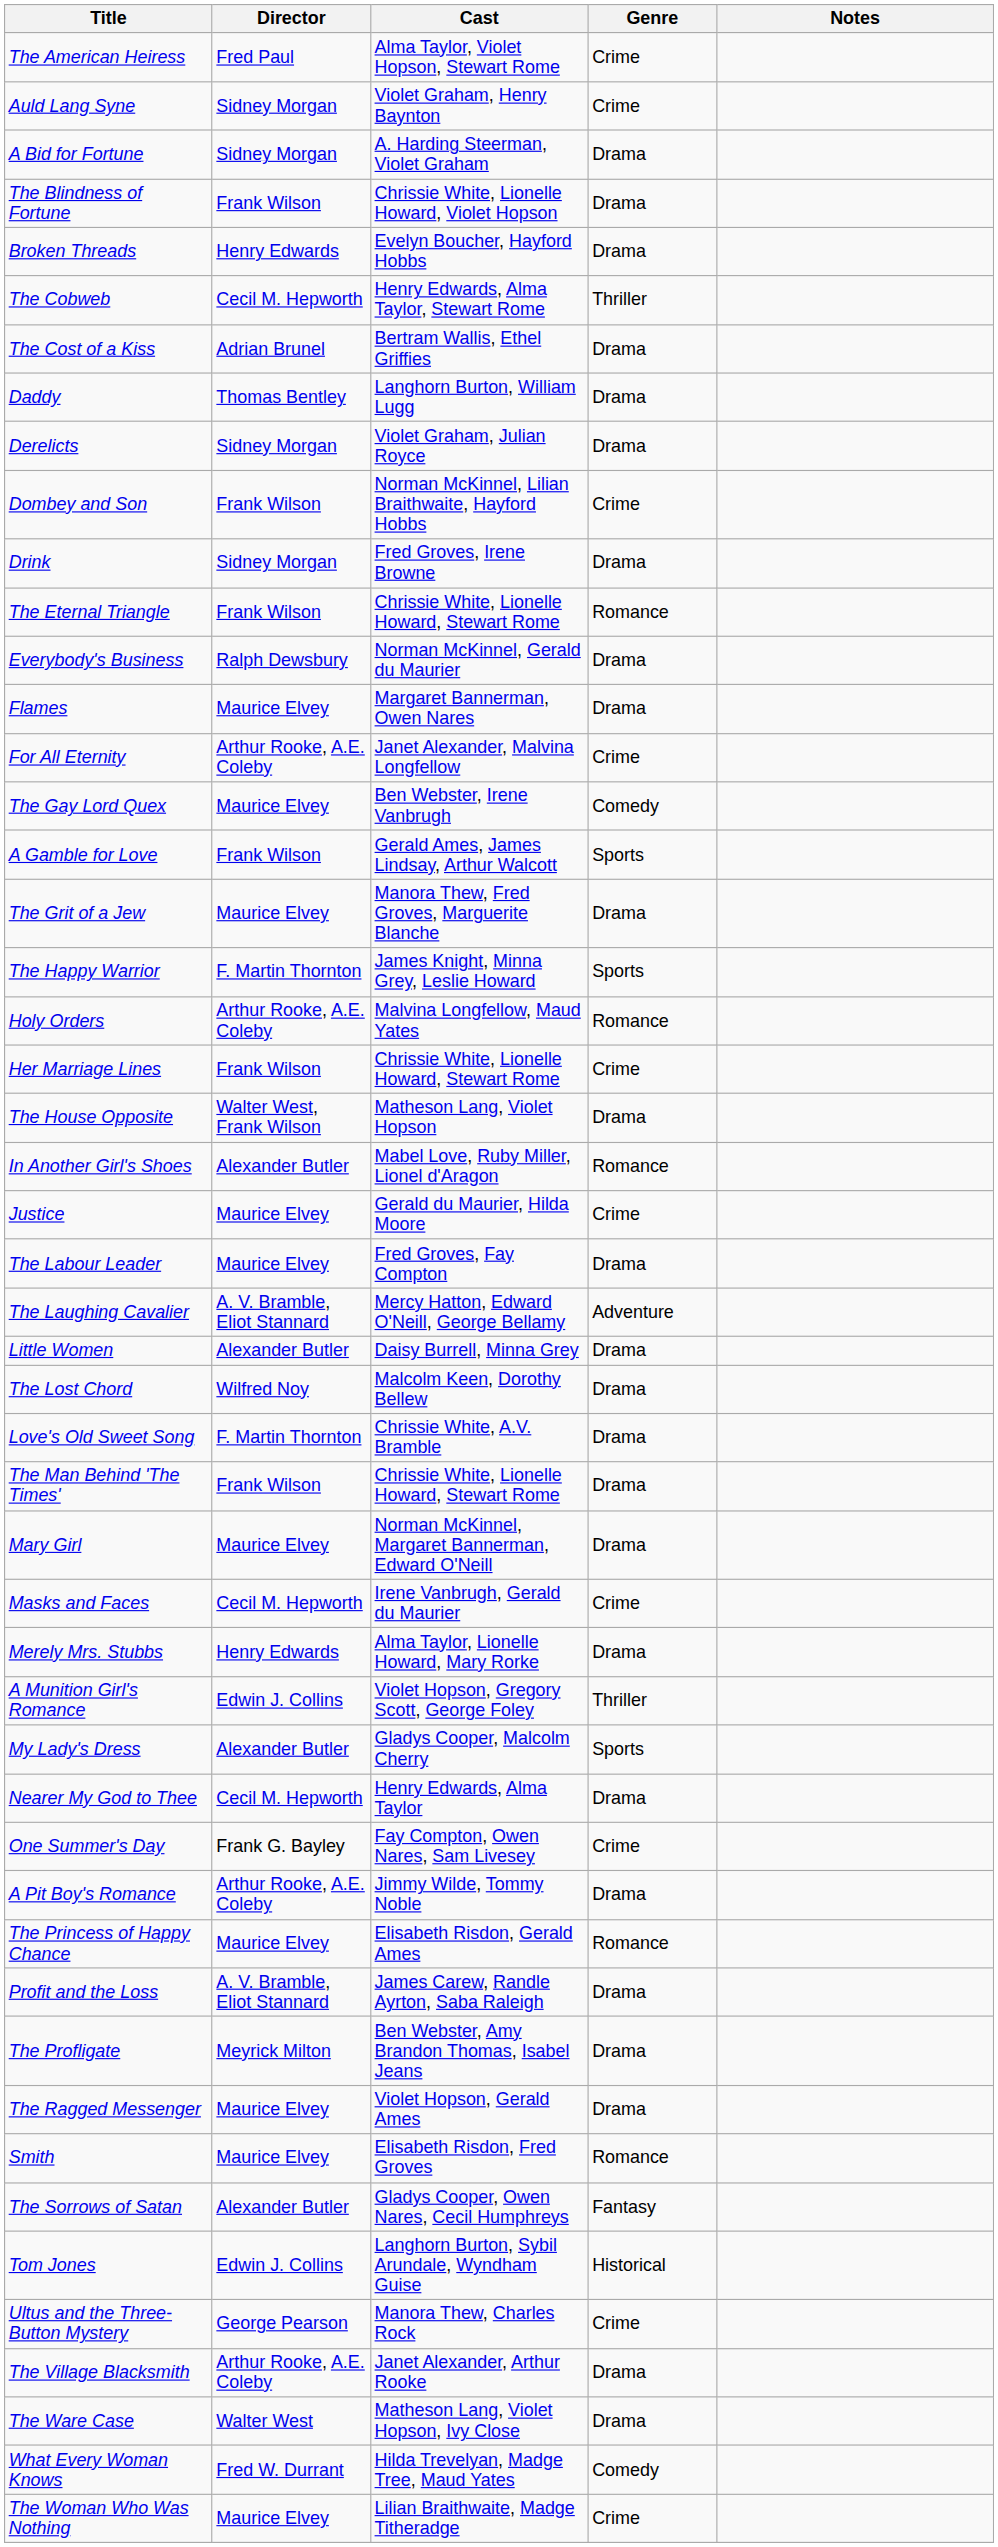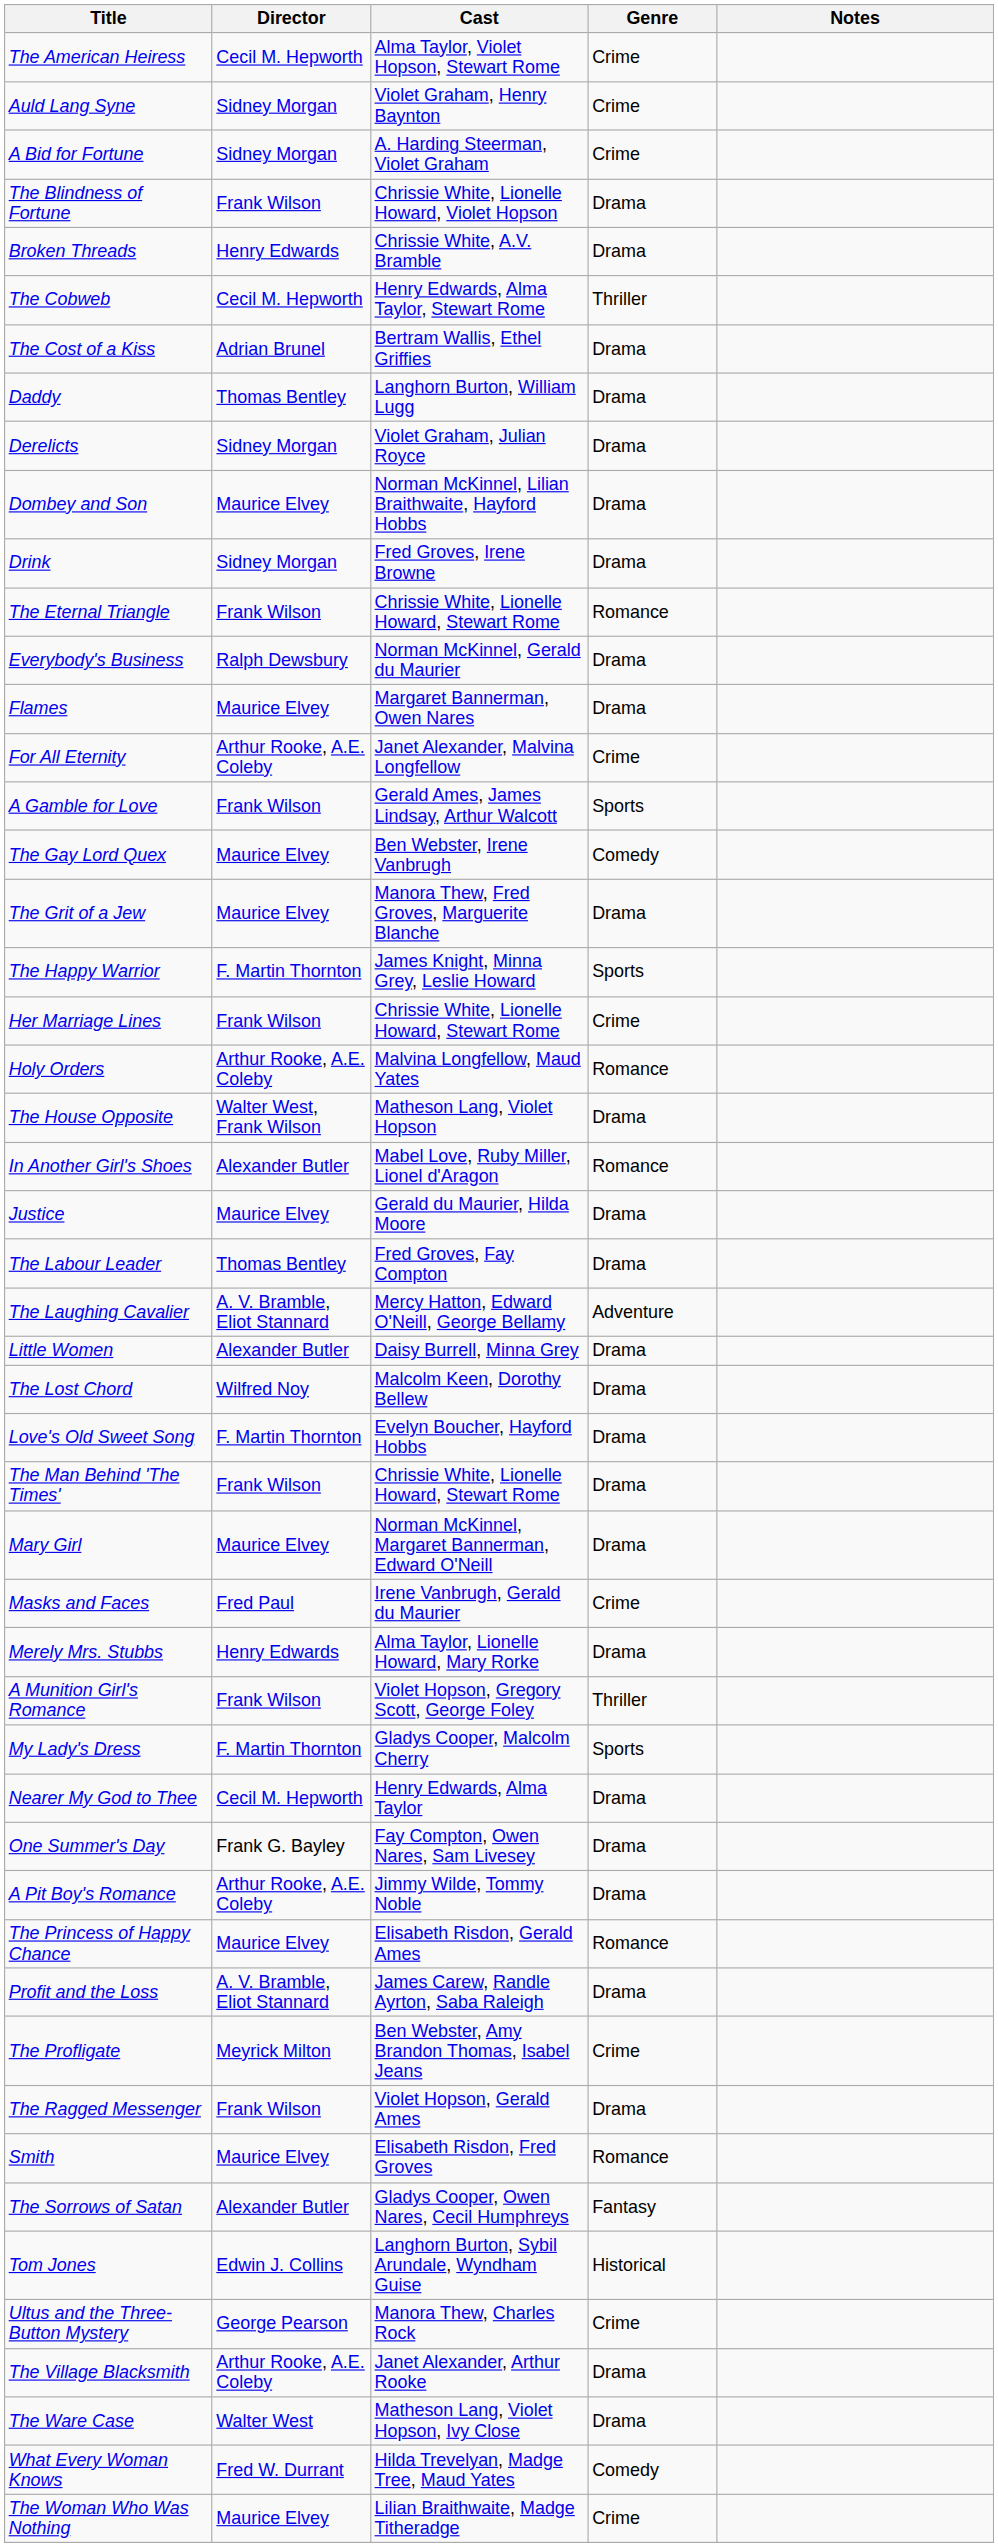(255, 57) Fred Paul -> (290, 57) Cecil M. Hepworth
(619, 154) Drama -> (616, 154) Crime
(473, 251) Evelyn Boucher, Hayford Hobbs -> (453, 251) Chrissie White, A.V. Bramble
(269, 504) Frank Wilson -> (273, 504) Maurice Elvey
(616, 504) Crime -> (619, 504) Drama
rows swapped: (83, 854) <-> (87, 806)
rows swapped: (85, 1069) <-> (56, 1020)
(616, 1214) Crime -> (619, 1214) Drama
(273, 1263) Maurice Elvey -> (281, 1263) Thomas Bentley
(453, 1437) Chrissie White, A.V. Bramble -> (473, 1437) Evelyn Boucher, Hayford Hobbs
(290, 1603) Cecil M. Hepworth -> (255, 1603) Fred Paul
(280, 1700) Edwin J. Collins -> (269, 1700) Frank Wilson
(283, 1749) Alexander Butler -> (289, 1749) F. Martin Thornton
(616, 1846) Crime -> (619, 1846) Drama
(619, 2050) Drama -> (616, 2050) Crime
(273, 2109) Maurice Elvey -> (269, 2109) Frank Wilson
